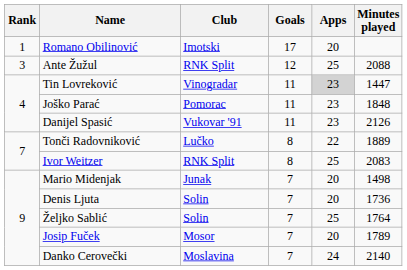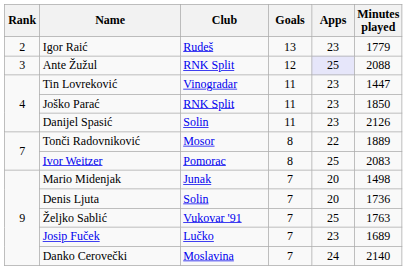- row: (90, 46)
+ row: (65, 46)
(333, 65) no background -> (333, 65) lavender background
(333, 84) lightgrey background -> (333, 84) no background
(205, 103) Pomorac -> (209, 103) RNK Split
(378, 103) 1848 -> (378, 103) 1850
(212, 122) Vukovar '91 -> (196, 122) Solin
(199, 141) Lučko -> (199, 141) Mosor
(209, 160) RNK Split -> (205, 160) Pomorac
(196, 217) Solin -> (212, 217) Vukovar '91
(378, 217) 1764 -> (378, 217) 1763
(199, 236) Mosor -> (199, 236) Lučko
(333, 236) 20 -> (333, 236) 23
(378, 236) 1789 -> (378, 236) 1689
